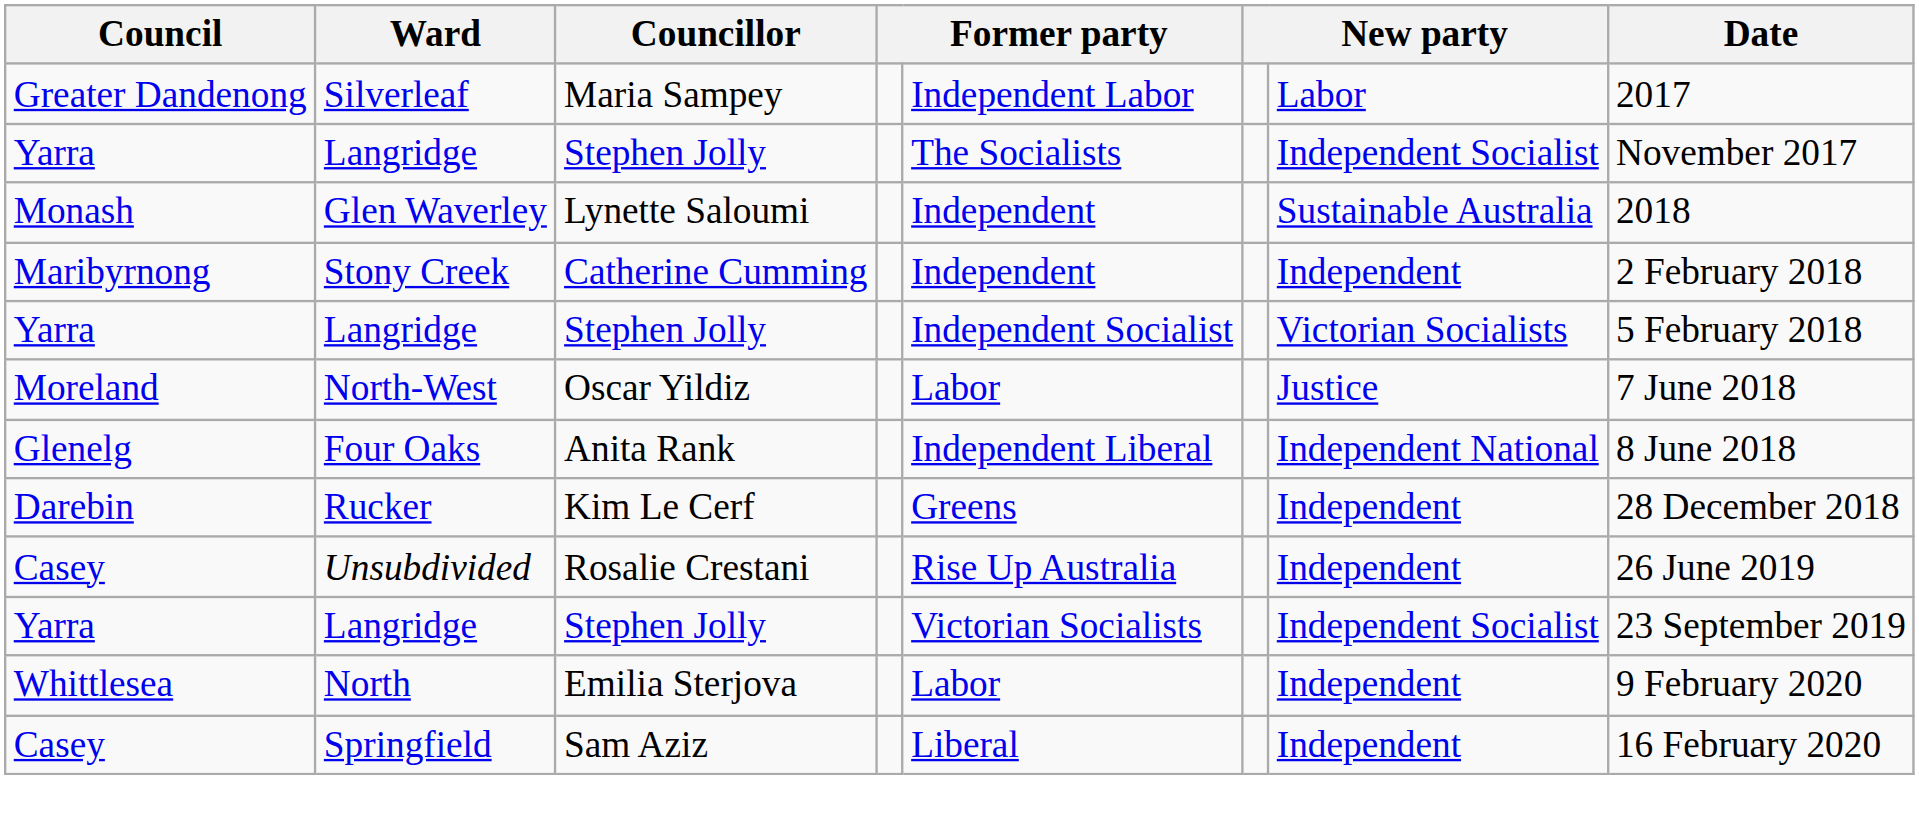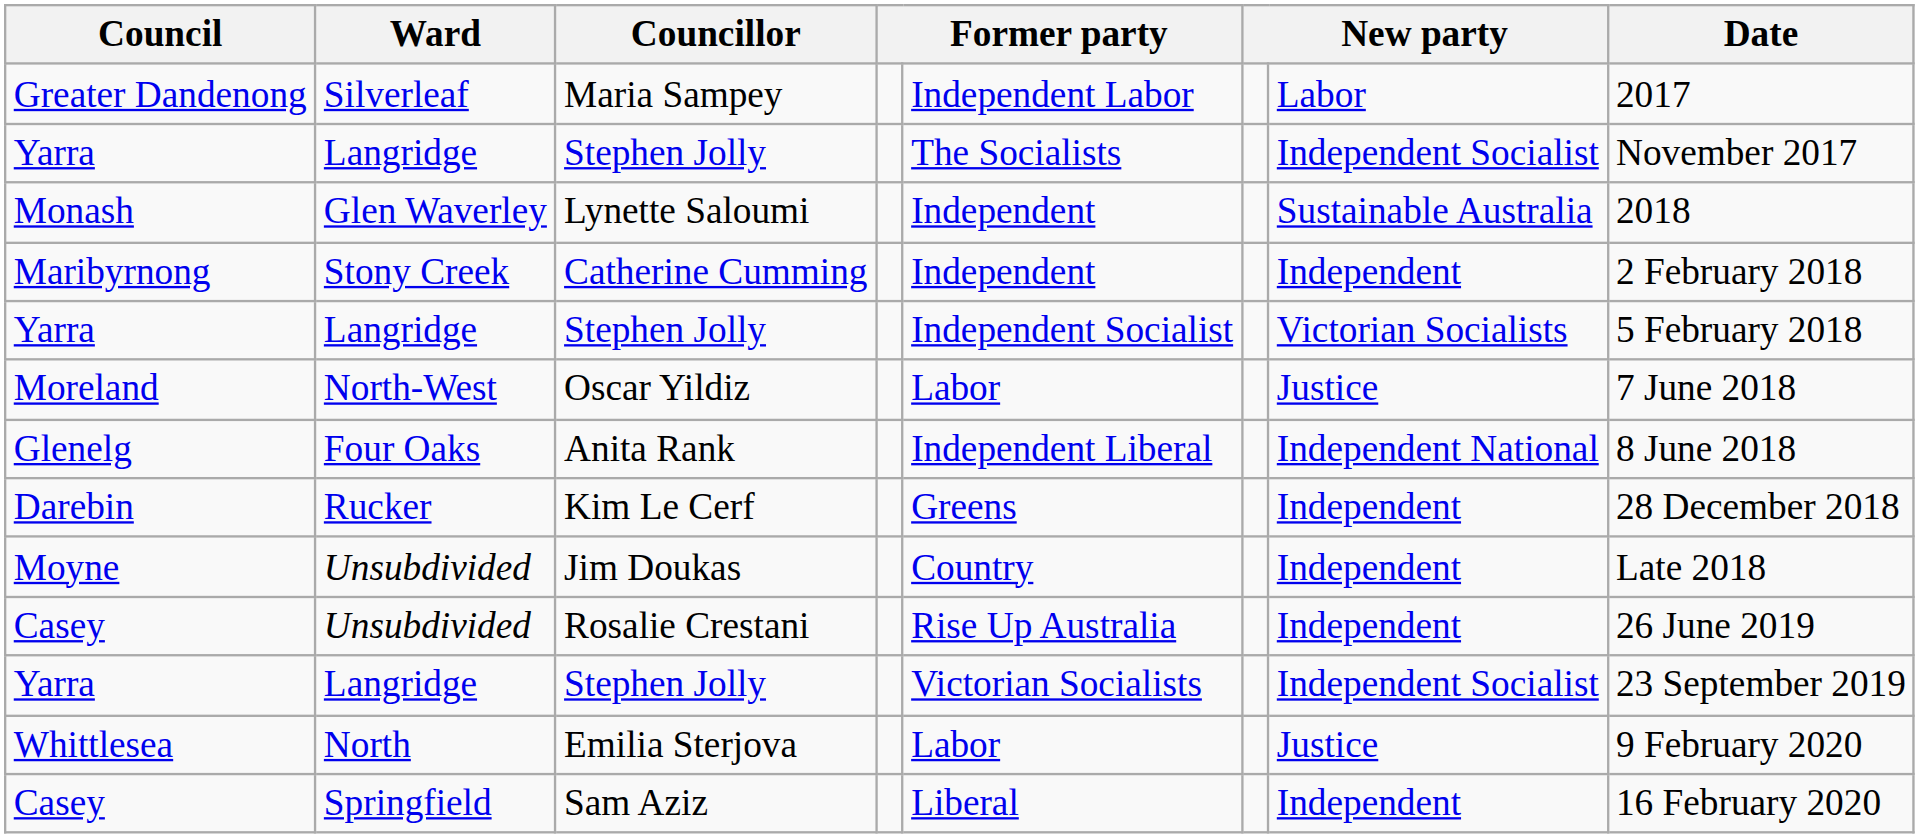+ row: (67, 566)
(1369, 684) Independent -> (1328, 743) Justice
